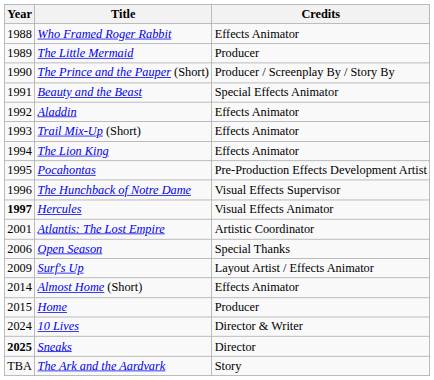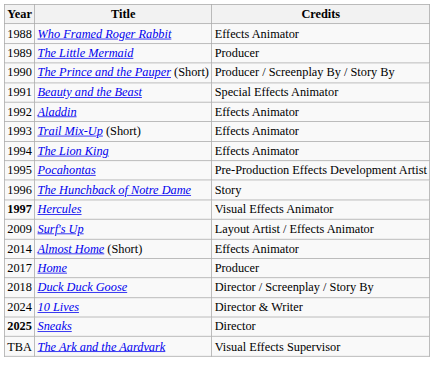(277, 190) Visual Effects Supervisor -> (228, 190) Story
- row: (101, 229)
- row: (70, 248)
(20, 307) 2015 -> (20, 268) 2017
+ row: (82, 287)
(228, 365) Story -> (277, 346) Visual Effects Supervisor
